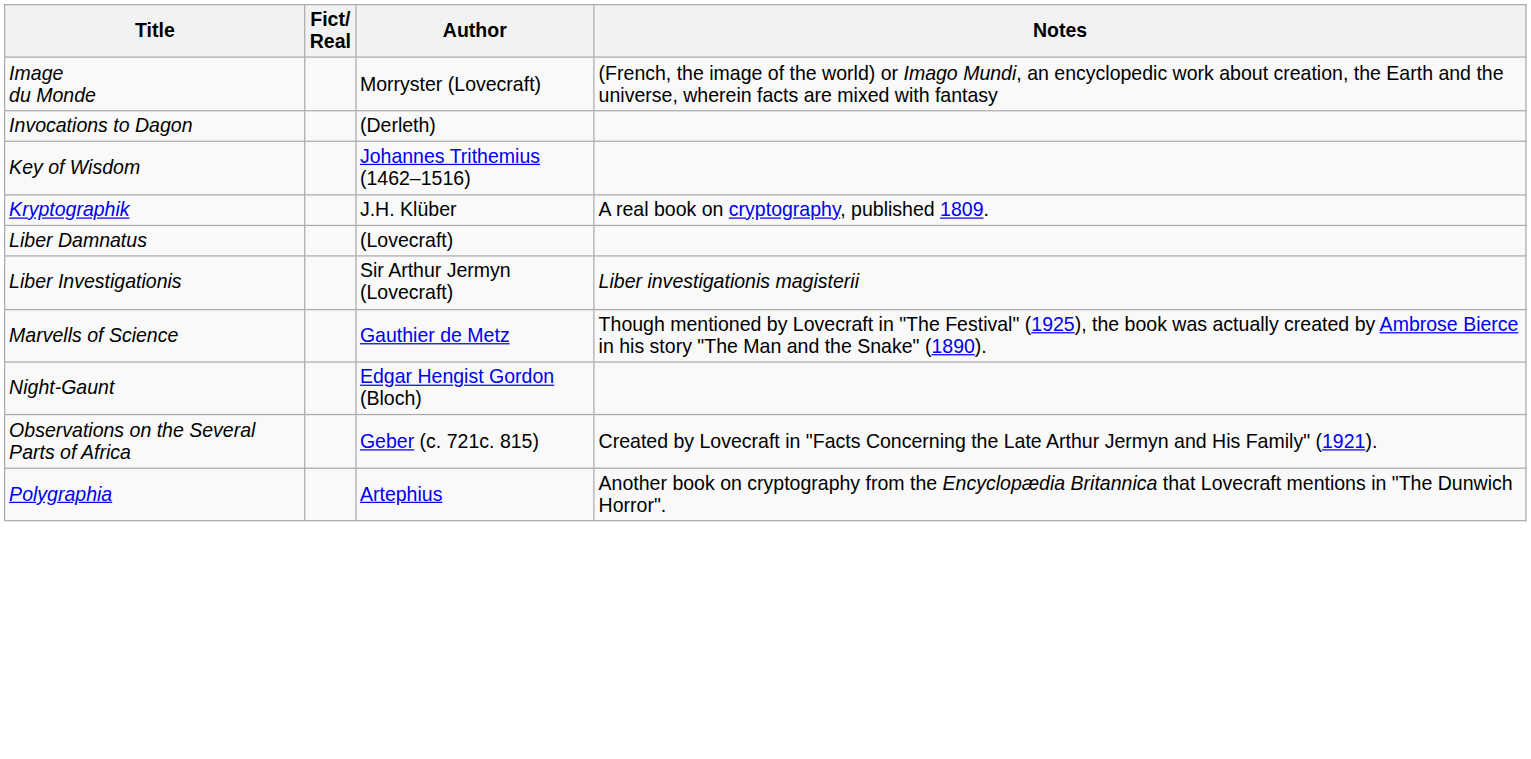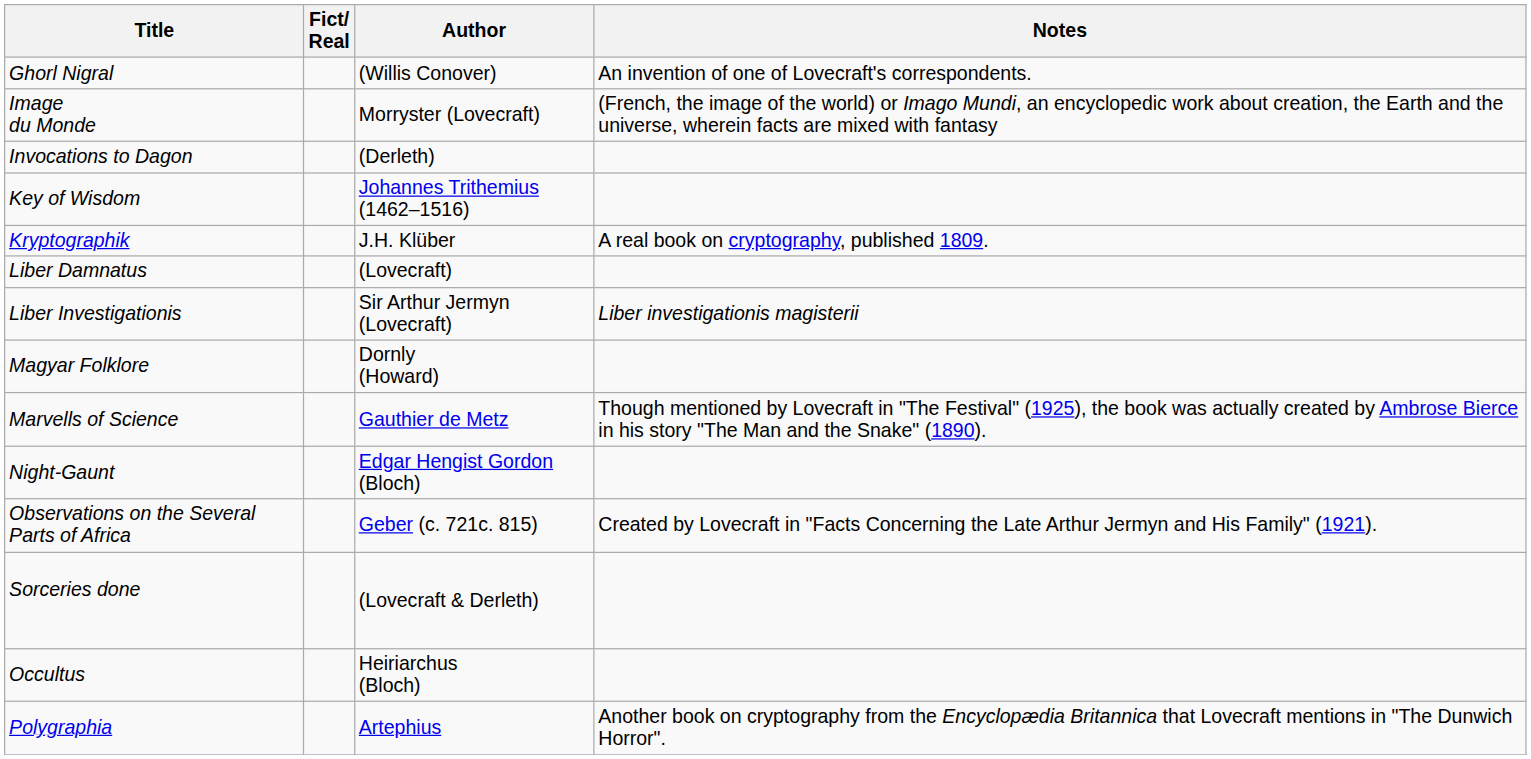+ row: (61, 72)
+ row: (79, 366)
+ row: (75, 589)
+ row: (47, 674)
